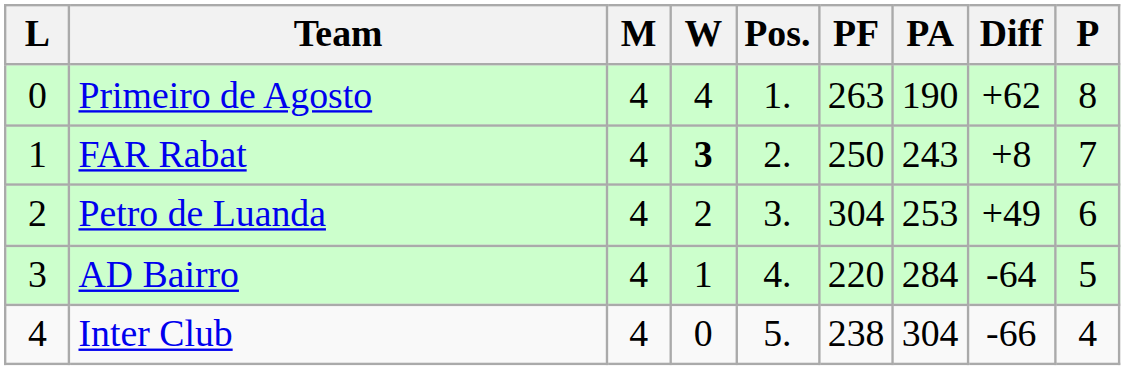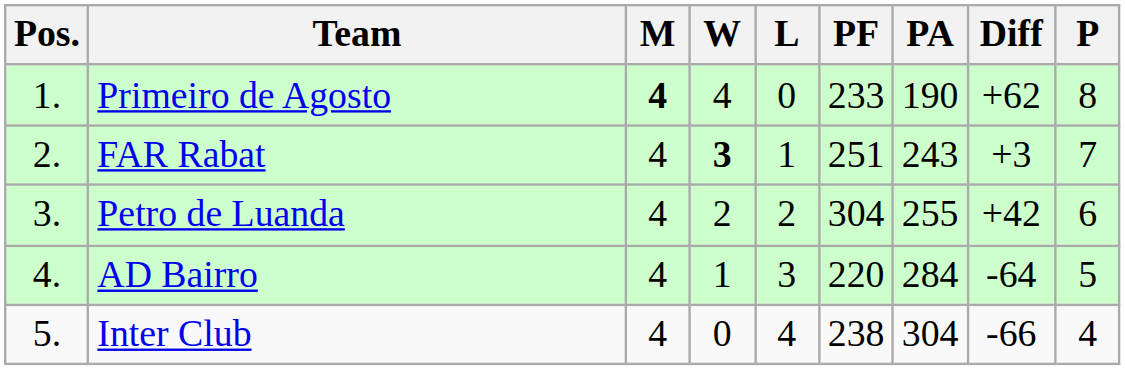columns swapped: (777, 34) <-> (37, 34)
(639, 94) normal -> (658, 94) bold
(856, 94) 263 -> (856, 94) 233
(856, 154) 250 -> (856, 154) 251
(1011, 154) +8 -> (1011, 154) +3
(930, 214) 253 -> (930, 214) 255
(1011, 214) +49 -> (1011, 214) +42
